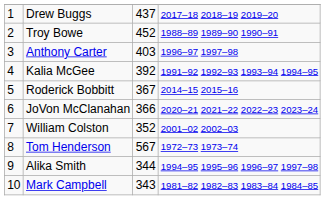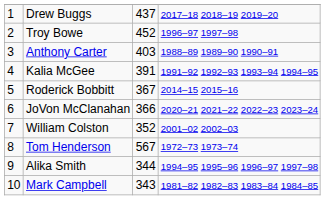(219, 33) 1988–89 1989–90 1990–91 -> (199, 33) 1996–97 1997–98
(199, 52) 1996–97 1997–98 -> (219, 52) 1988–89 1989–90 1990–91
(146, 71) 392 -> (146, 71) 391
